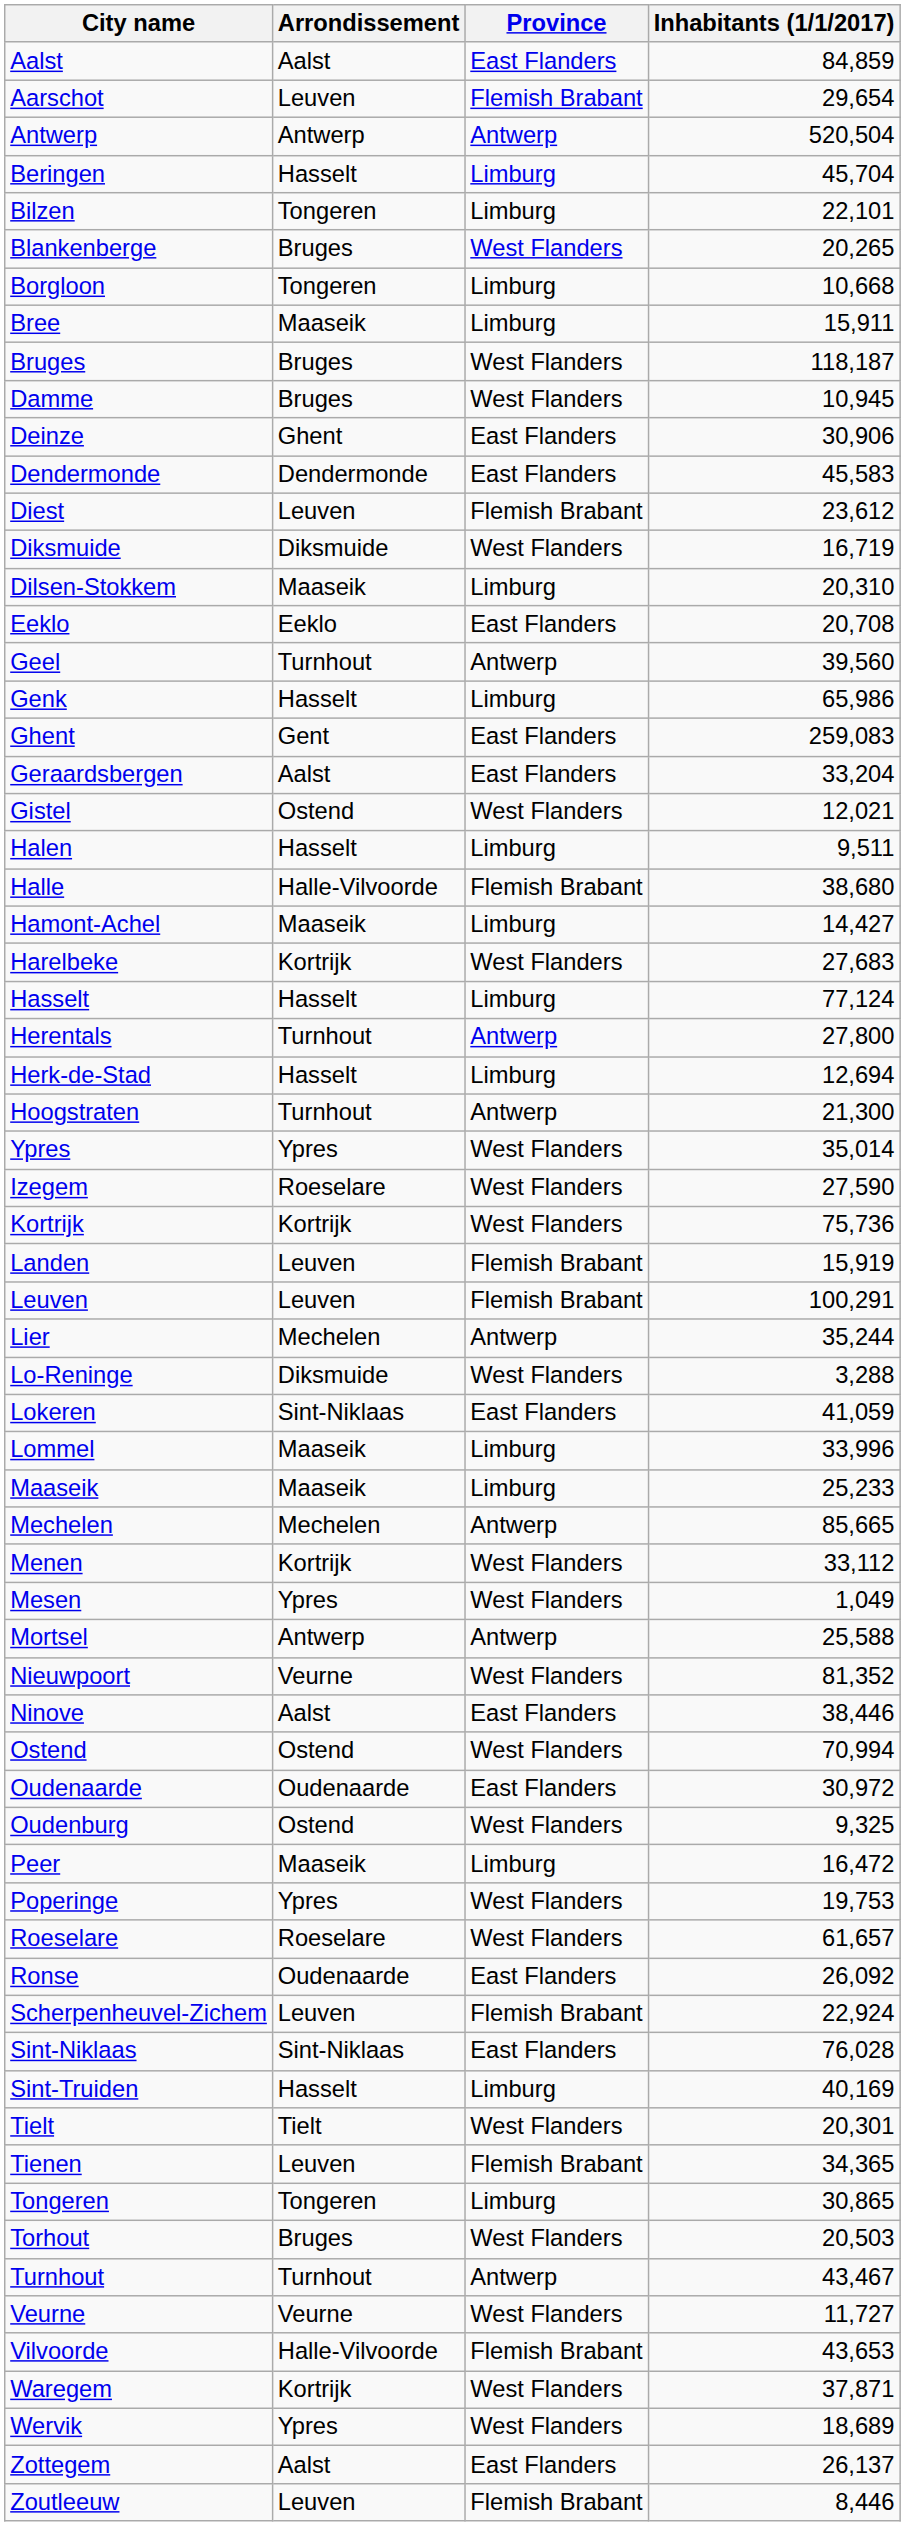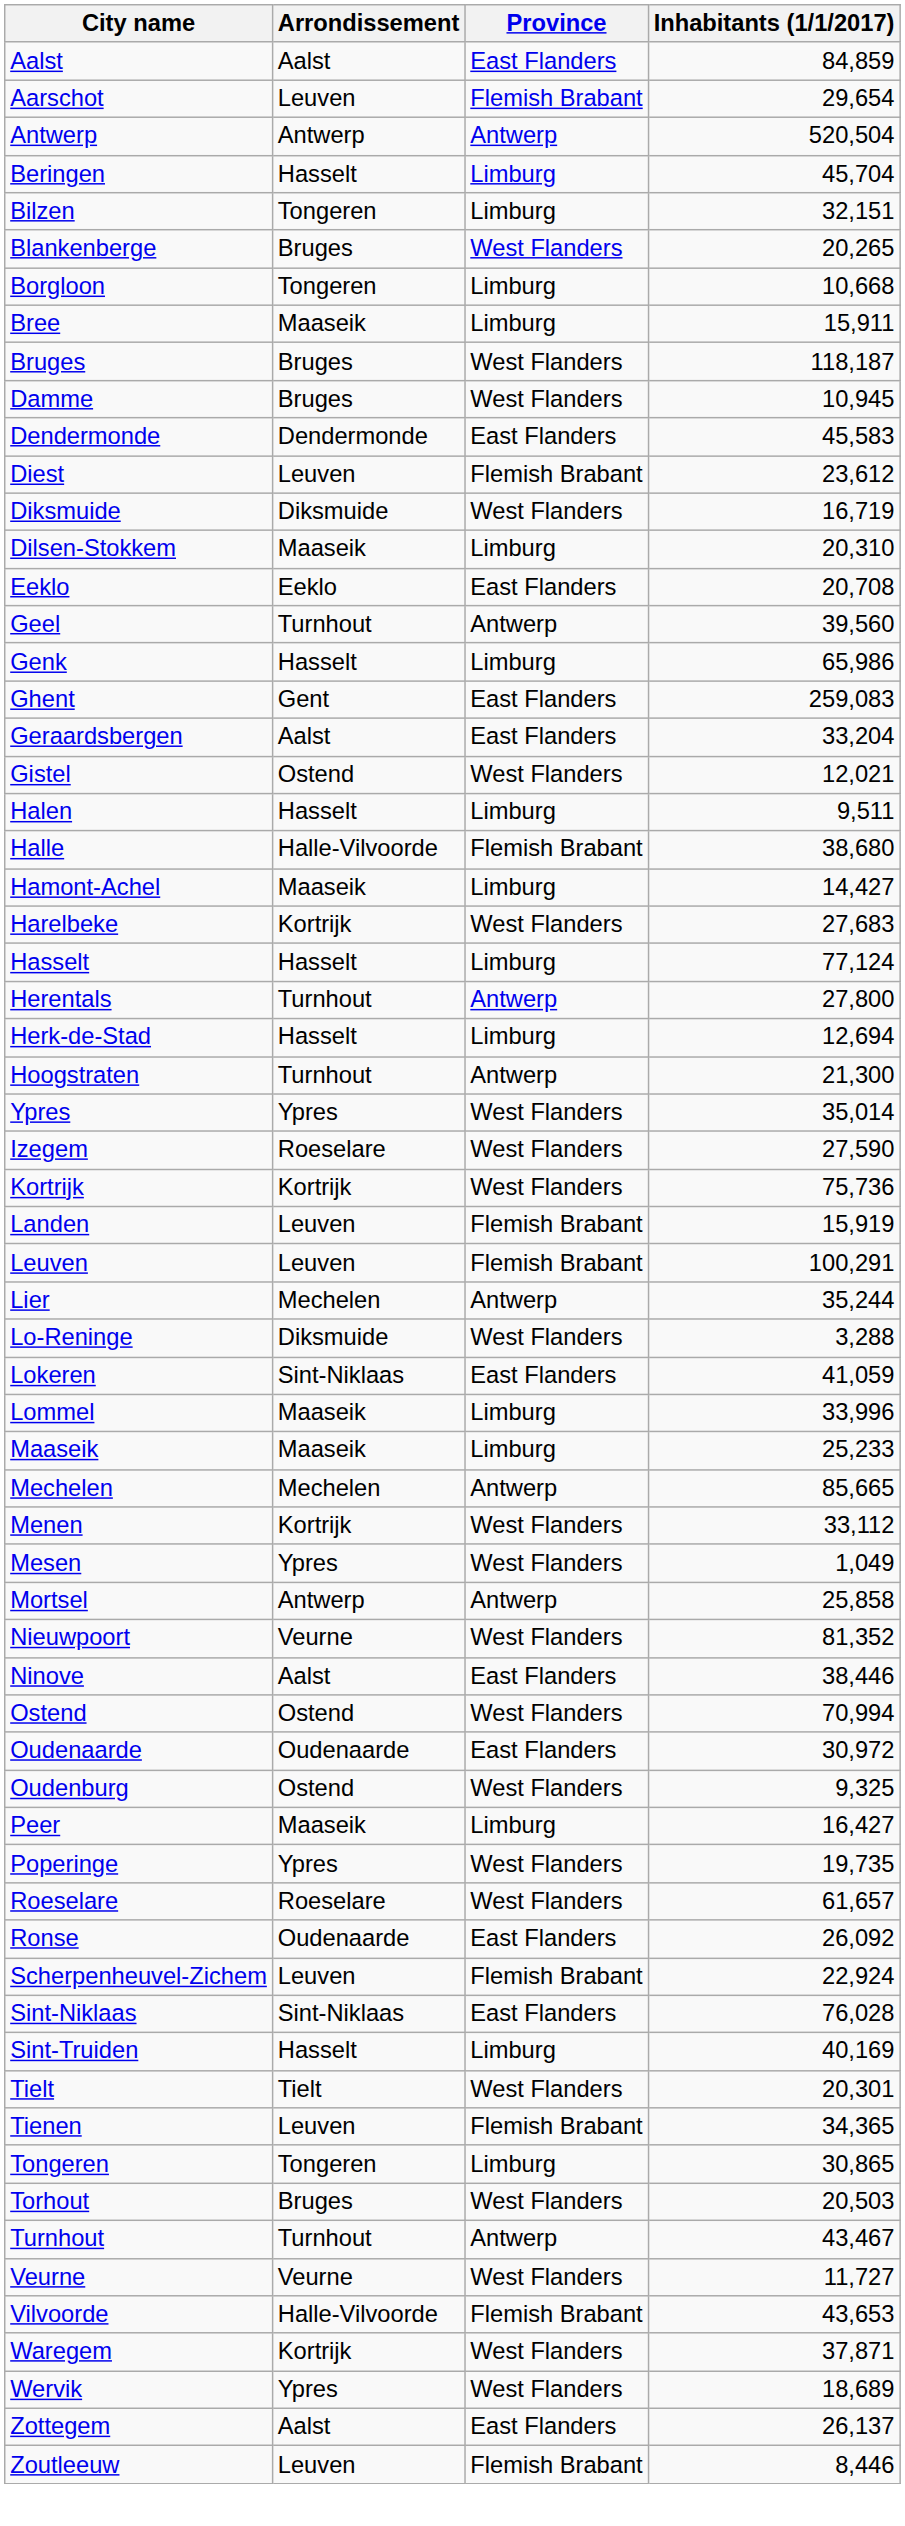(858, 211) 22,101 -> (858, 211) 32,151
- row: (47, 436)
(858, 1638) 25,588 -> (858, 1600) 25,858
(858, 1863) 16,472 -> (858, 1825) 16,427
(858, 1901) 19,753 -> (858, 1863) 19,735
